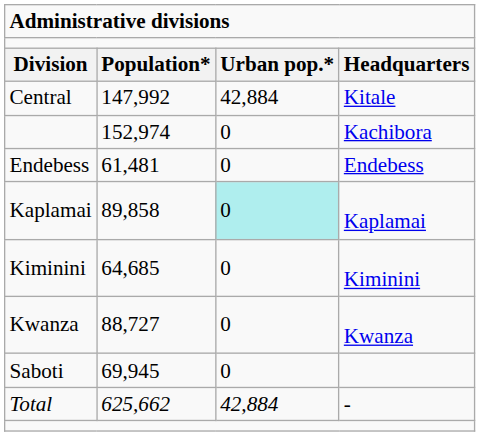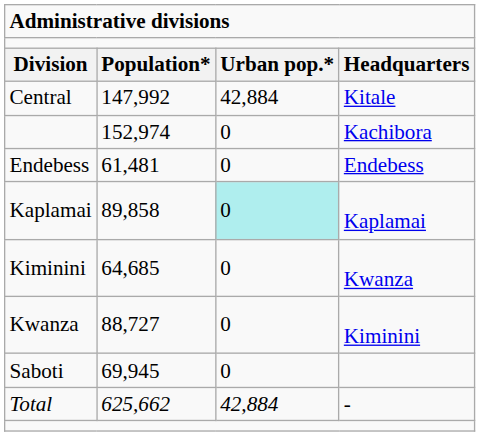(382, 279) Kiminini -> (378, 279) Kwanza
(378, 336) Kwanza -> (382, 336) Kiminini
